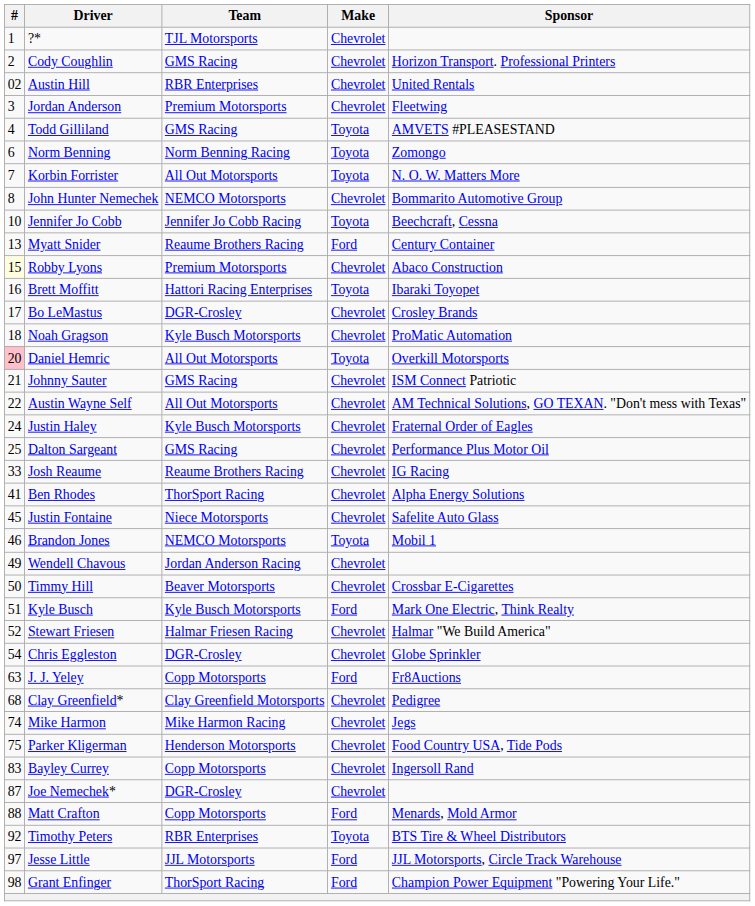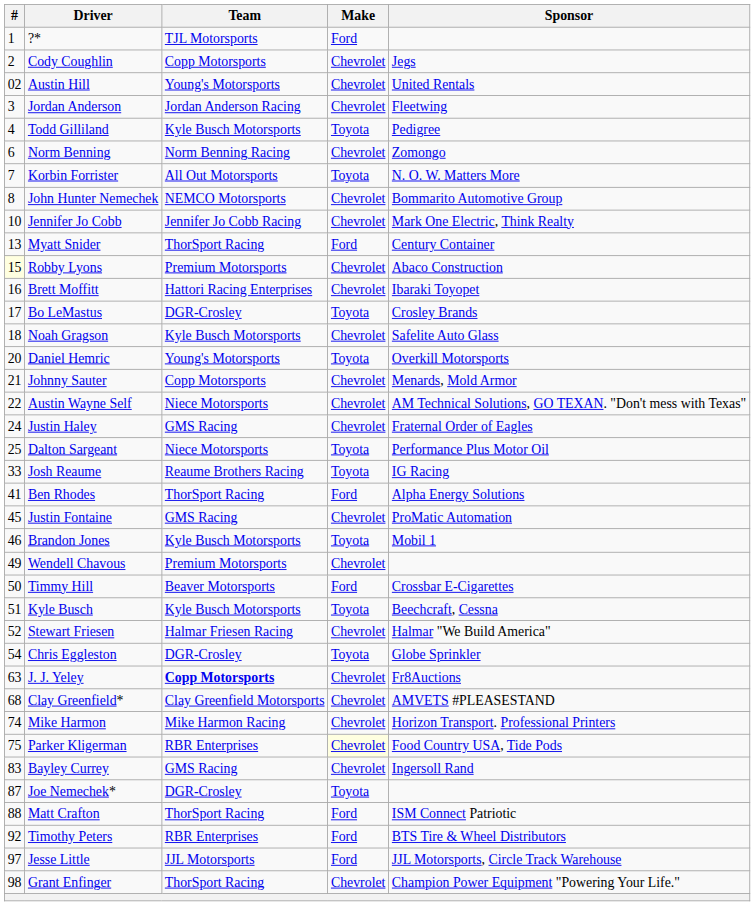(358, 38) Chevrolet -> (344, 38) Ford
(201, 61) GMS Racing -> (215, 61) Copp Motorsports
(504, 61) Horizon Transport. Professional Printers -> (404, 61) Jegs
(211, 84) RBR Enterprises -> (222, 84) Young's Motorsports
(226, 107) Premium Motorsports -> (233, 107) Jordan Anderson Racing
(201, 130) GMS Racing -> (233, 130) Kyle Busch Motorsports
(473, 130) AMVETS #PLEASESTAND -> (416, 130) Pedigree
(350, 152) Toyota -> (358, 152) Chevrolet
(350, 221) Toyota -> (358, 221) Chevrolet
(445, 221) Beechcraft, Cessna -> (483, 221) Mark One Electric, Think Realty
(234, 244) Reaume Brothers Racing -> (215, 244) ThorSport Racing
(350, 289) Toyota -> (358, 289) Chevrolet
(358, 312) Chevrolet -> (350, 312) Toyota
(452, 335) ProMatic Automation -> (445, 335) Safelite Auto Glass
(15, 358) pink background -> (15, 358) no background
(221, 358) All Out Motorsports -> (222, 358) Young's Motorsports
(201, 381) GMS Racing -> (215, 381) Copp Motorsports
(454, 381) ISM Connect Patriotic -> (454, 381) Menards, Mold Armor
(221, 403) All Out Motorsports -> (216, 403) Niece Motorsports
(233, 426) Kyle Busch Motorsports -> (201, 426) GMS Racing
(201, 449) GMS Racing -> (216, 449) Niece Motorsports
(358, 449) Chevrolet -> (350, 449) Toyota
(358, 472) Chevrolet -> (350, 472) Toyota
(358, 495) Chevrolet -> (344, 495) Ford
(216, 517) Niece Motorsports -> (201, 517) GMS Racing
(445, 517) Safelite Auto Glass -> (452, 517) ProMatic Automation
(225, 540) NEMCO Motorsports -> (233, 540) Kyle Busch Motorsports
(233, 563) Jordan Anderson Racing -> (226, 563) Premium Motorsports
(358, 586) Chevrolet -> (344, 586) Ford
(344, 609) Ford -> (350, 609) Toyota
(483, 609) Mark One Electric, Think Realty -> (445, 609) Beechcraft, Cessna
(358, 654) Chevrolet -> (350, 654) Toyota
(215, 677) normal -> (220, 677) bold
(344, 677) Ford -> (358, 677) Chevrolet
(416, 700) Pedigree -> (473, 700) AMVETS #PLEASESTAND
(404, 723) Jegs -> (504, 723) Horizon Transport. Professional Printers
(230, 745) Henderson Motorsports -> (211, 745) RBR Enterprises
(358, 745) no background -> (358, 745) lightyellow background
(215, 768) Copp Motorsports -> (201, 768) GMS Racing
(358, 791) Chevrolet -> (350, 791) Toyota
(215, 814) Copp Motorsports -> (215, 814) ThorSport Racing
(454, 814) Menards, Mold Armor -> (454, 814) ISM Connect Patriotic
(350, 837) Toyota -> (344, 837) Ford
(344, 882) Ford -> (358, 882) Chevrolet
